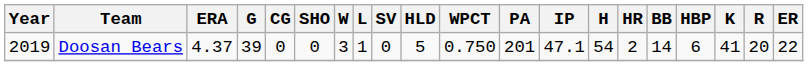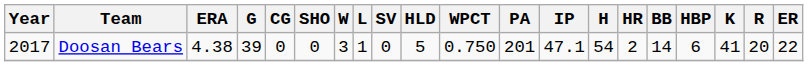(30, 47) 2019 -> (30, 47) 2017
(212, 47) 4.37 -> (212, 47) 4.38
